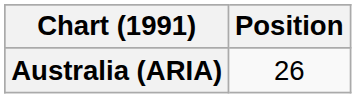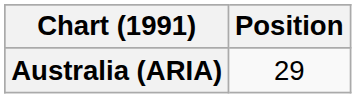(289, 69) 26 -> (289, 69) 29
